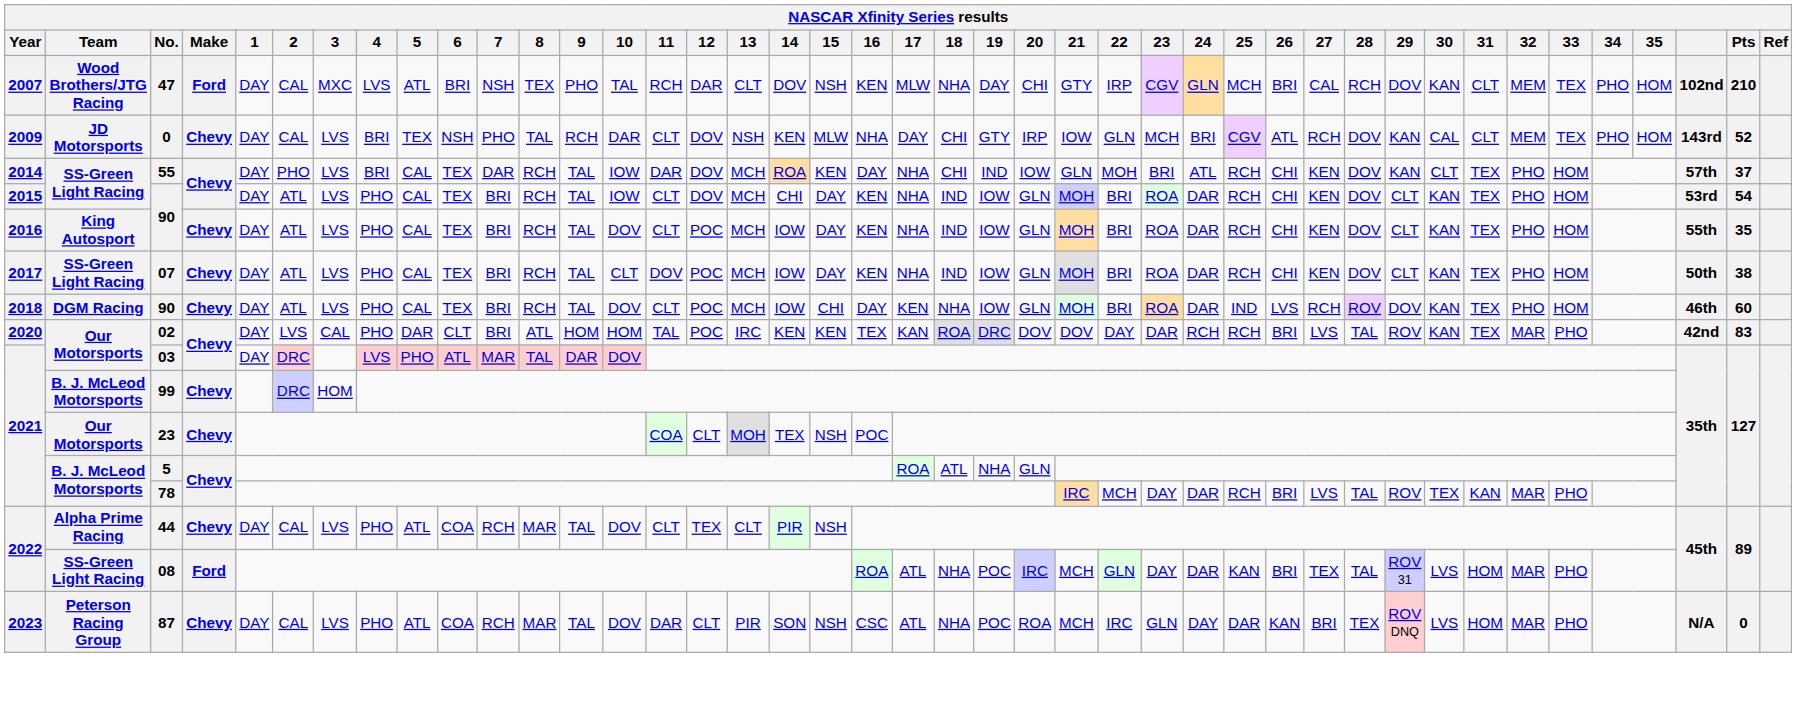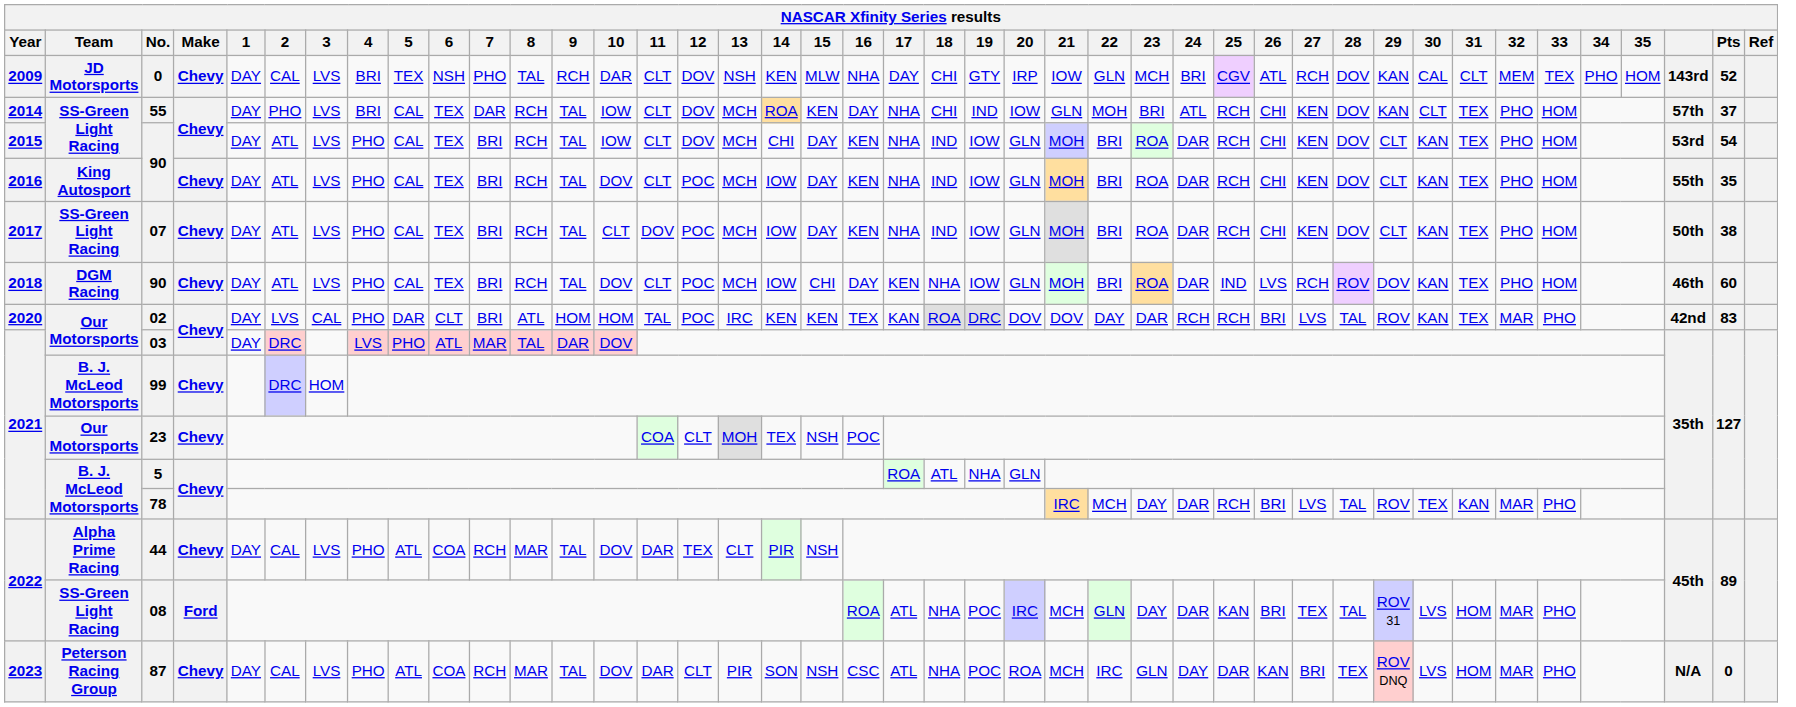- row: (25, 85)
(666, 171) DAR -> (658, 110) CLT
(666, 527) CLT -> (658, 550) DAR
